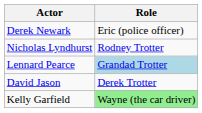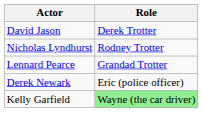rows swapped: (34, 82) <-> (39, 30)
(132, 64) lightblue background -> (132, 64) no background
